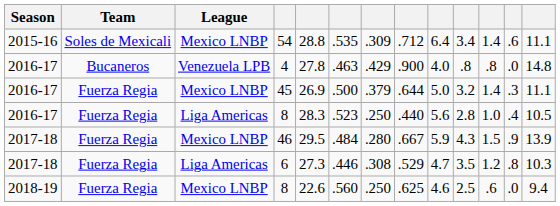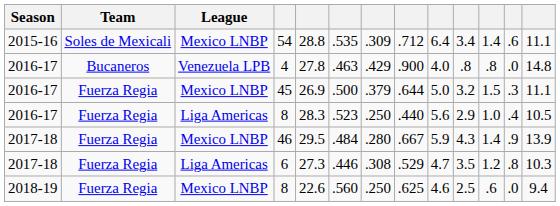(491, 90) 1.4 -> (491, 90) 1.5
(466, 115) 2.8 -> (466, 115) 2.9
(491, 139) 1.5 -> (491, 139) 1.4
